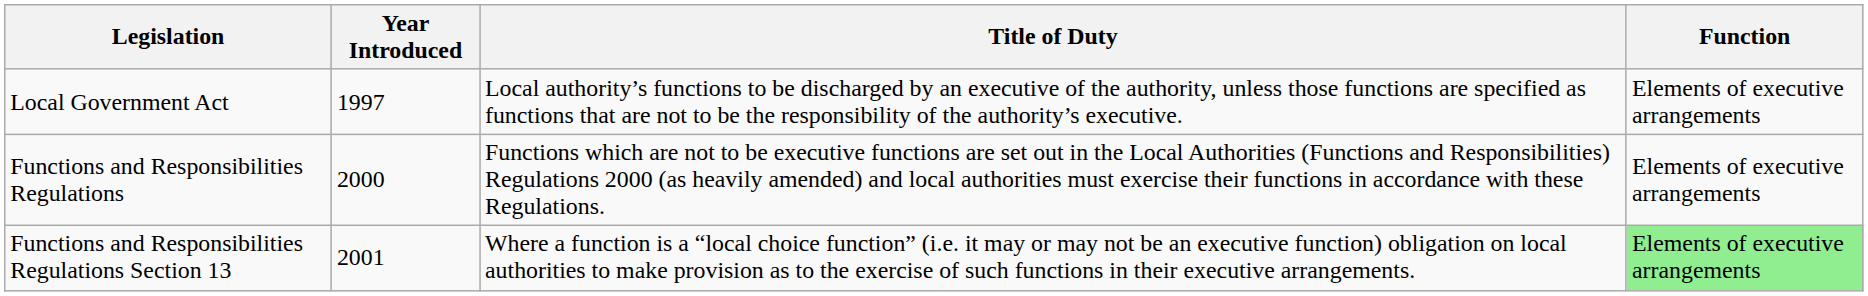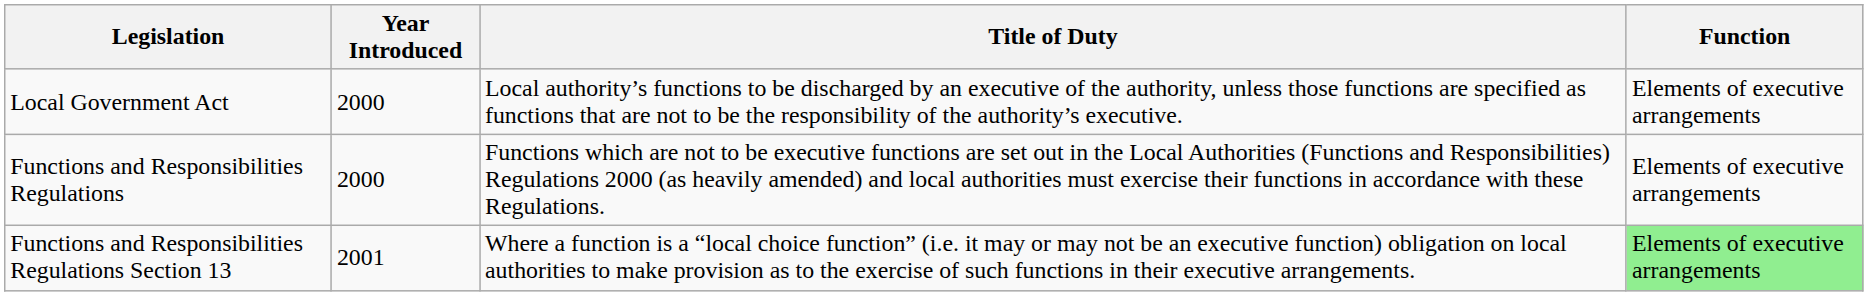(361, 101) 1997 -> (361, 101) 2000
